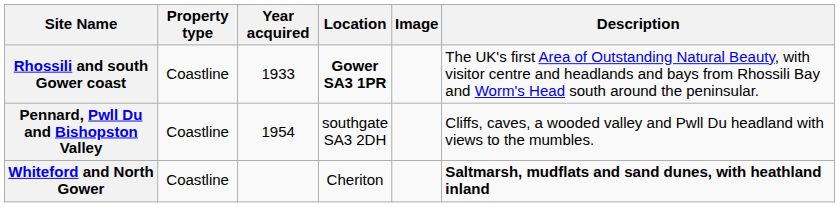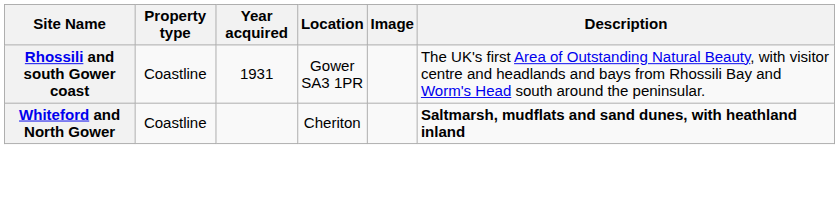(278, 74) 1933 -> (257, 74) 1931
(355, 74) bold -> (332, 74) normal
- row: (81, 131)
